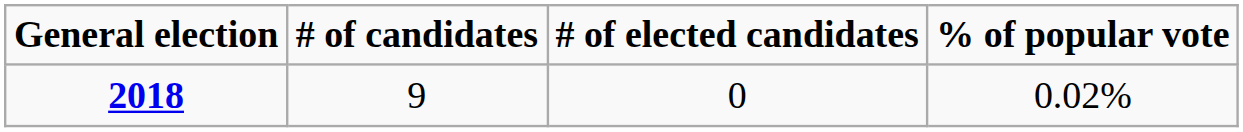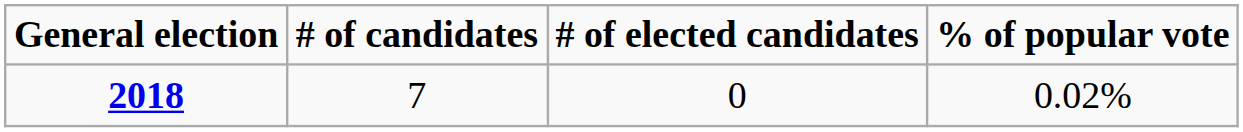(417, 94) 9 -> (417, 94) 7
